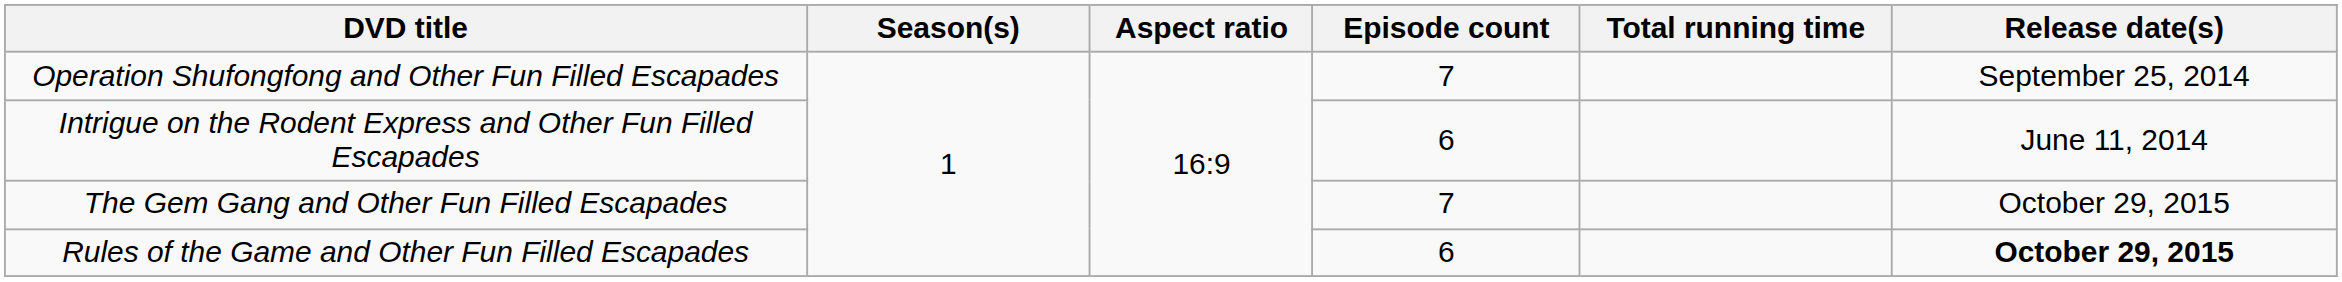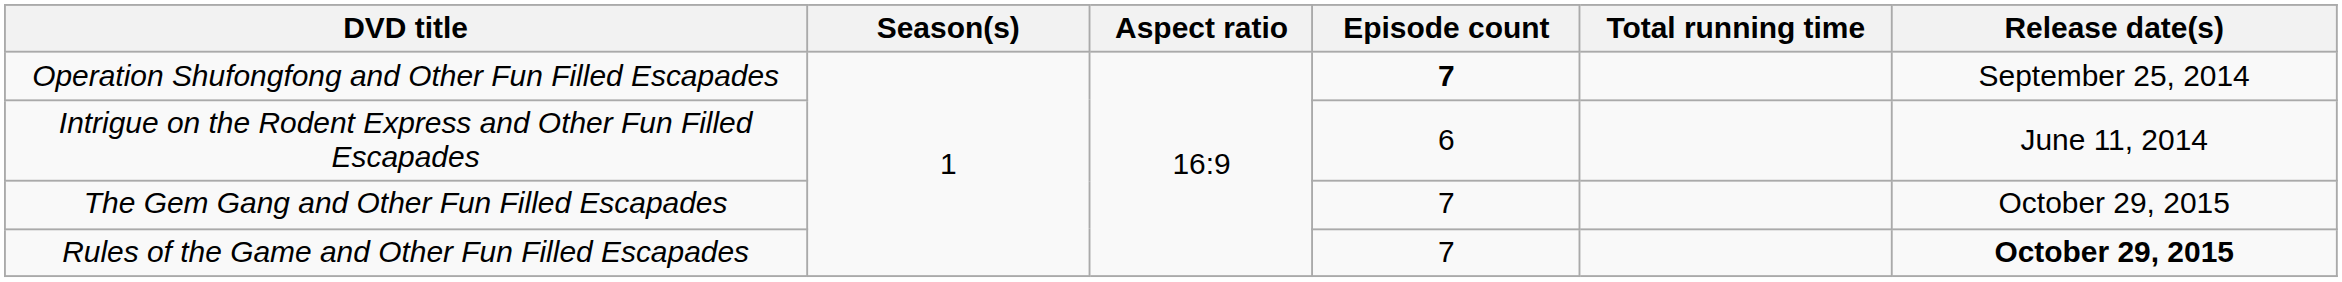(1446, 75) normal -> (1446, 75) bold
(1446, 251) 6 -> (1446, 251) 7
